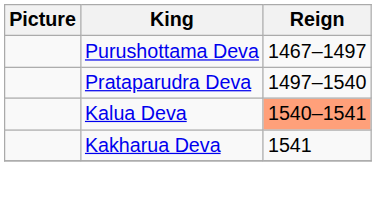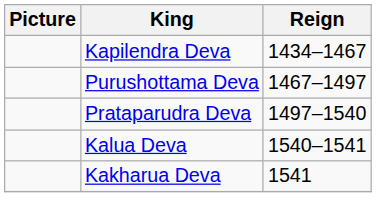+ row: (158, 51)
(317, 113) lightsalmon background -> (317, 144) no background
